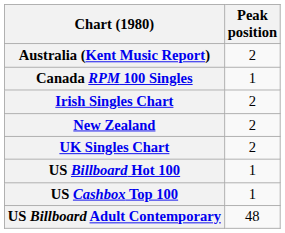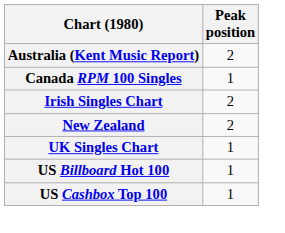(252, 147) 2 -> (230, 147) 1
- row: (114, 217)
